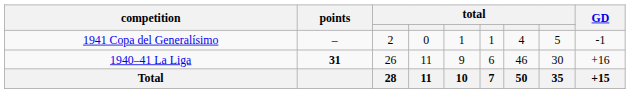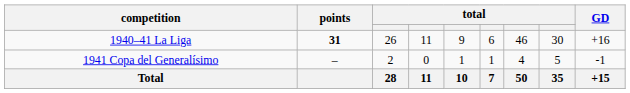rows swapped: (151, 59) <-> (151, 40)
